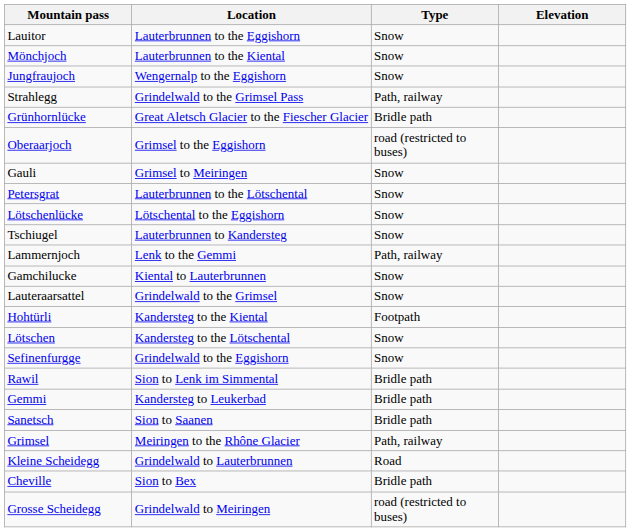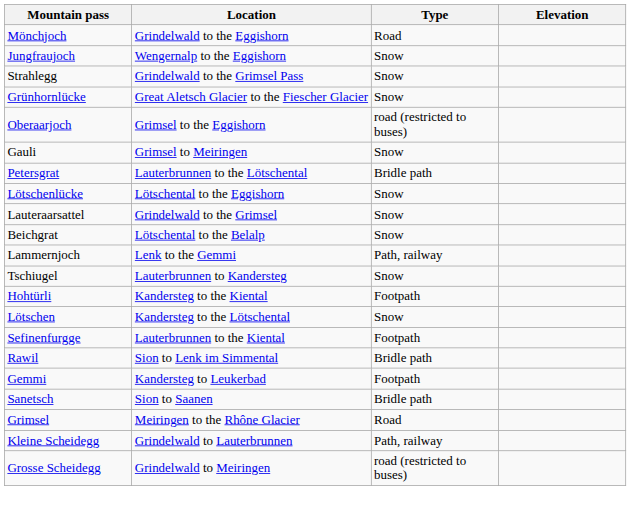- row: (26, 35)
(210, 55) Lauterbrunnen to the Kiental -> (212, 35) Grindelwald to the Eggishorn
(389, 55) Snow -> (388, 35) Road
(408, 96) Path, railway -> (389, 76) Snow
(403, 117) Bridle path -> (389, 96) Snow
(389, 193) Snow -> (403, 173) Bridle path
rows swapped: (46, 296) <-> (32, 234)
+ row: (33, 234)
- row: (42, 276)
(212, 358) Grindelwald to the Eggishorn -> (210, 337) Lauterbrunnen to the Kiental
(389, 358) Snow -> (397, 337) Footpath
(403, 399) Bridle path -> (397, 378) Footpath
(408, 440) Path, railway -> (388, 419) Road
(388, 460) Road -> (408, 440) Path, railway
- row: (29, 481)
